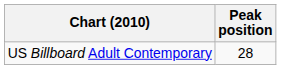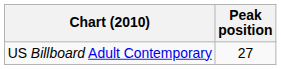(245, 53) 28 -> (245, 53) 27
